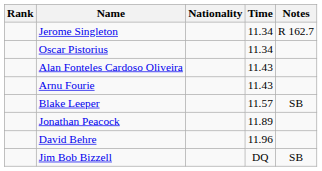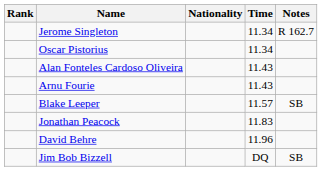(260, 121) 11.89 -> (260, 121) 11.83
